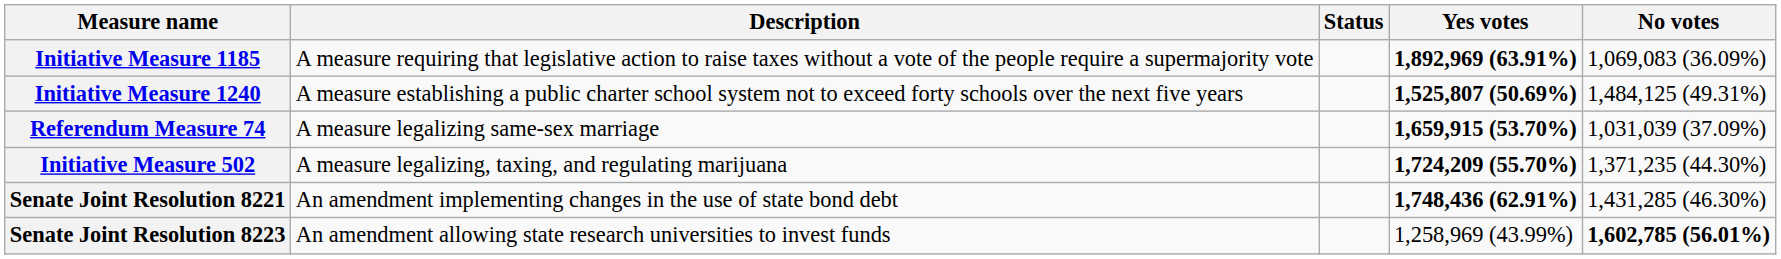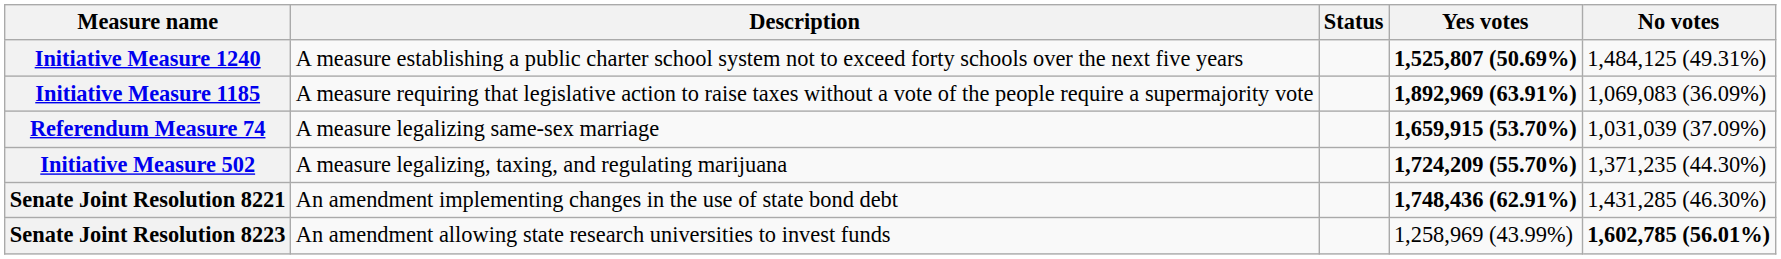rows swapped: (148, 57) <-> (148, 93)
